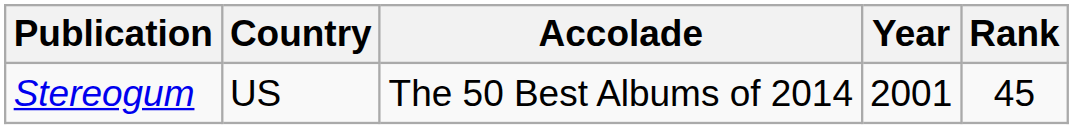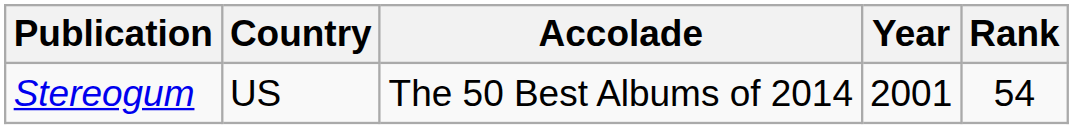(1014, 92) 45 -> (1014, 92) 54
